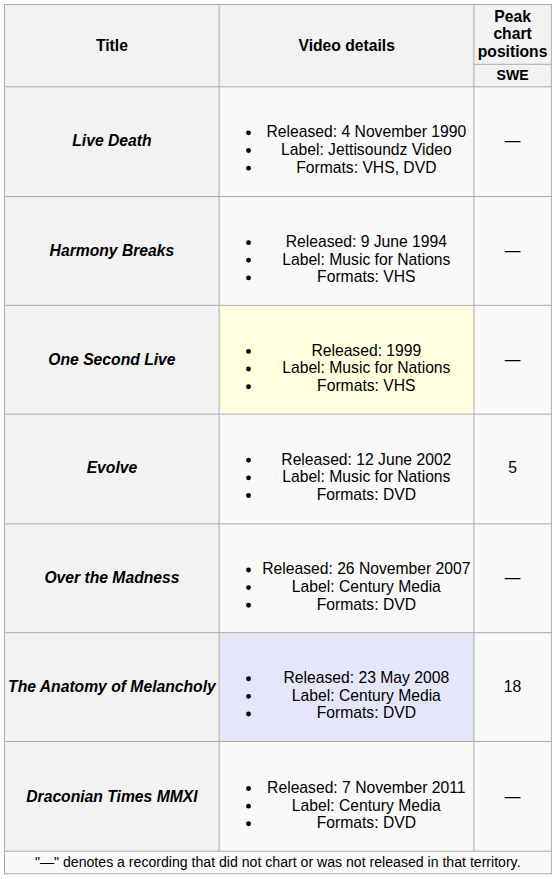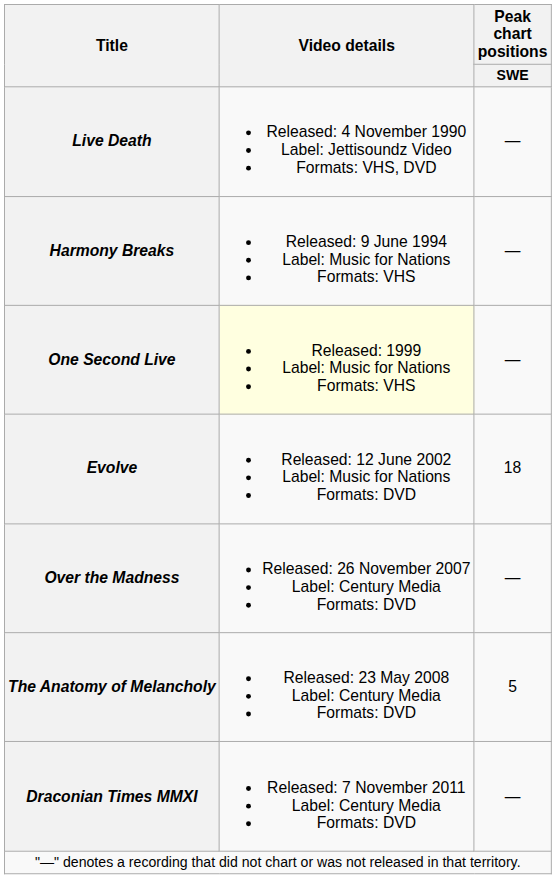(513, 468) 5 -> (513, 468) 18
(347, 696) lavender background -> (347, 696) no background
(513, 687) 18 -> (513, 687) 5
